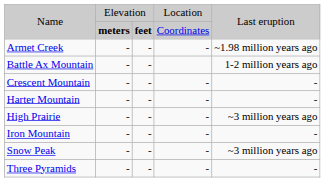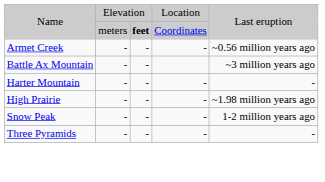(114, 30) bold -> (113, 30) normal
(266, 47) ~1.98 million years ago -> (263, 47) ~0.56 million years ago
(271, 64) 1-2 million years ago -> (270, 64) ~3 million years ago
- row: (48, 82)
(273, 116) ~3 million years ago -> (263, 99) ~1.98 million years ago
- row: (38, 133)
(273, 151) ~3 million years ago -> (269, 116) 1-2 million years ago
